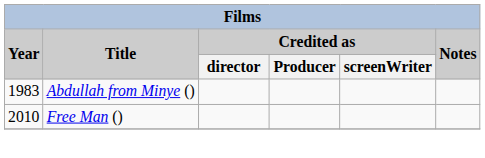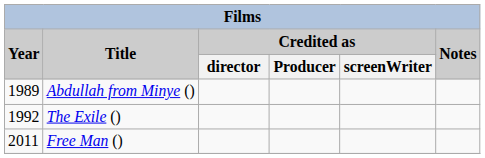(24, 91) 1983 -> (24, 91) 1989
+ row: (84, 116)
(24, 116) 2010 -> (23, 141) 2011
